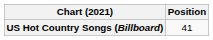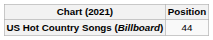(187, 27) 41 -> (187, 27) 44
